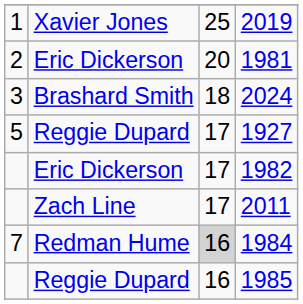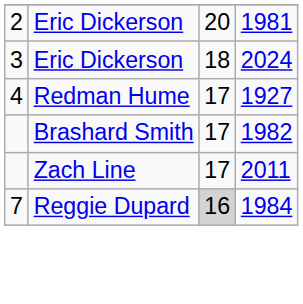- row: (267, 22)
(114, 96) Brashard Smith -> (108, 59) Eric Dickerson
(17, 133) 5 -> (17, 96) 4
(112, 133) Reggie Dupard -> (112, 96) Redman Hume
(108, 170) Eric Dickerson -> (114, 133) Brashard Smith
(112, 243) Redman Hume -> (112, 206) Reggie Dupard
- row: (267, 280)
